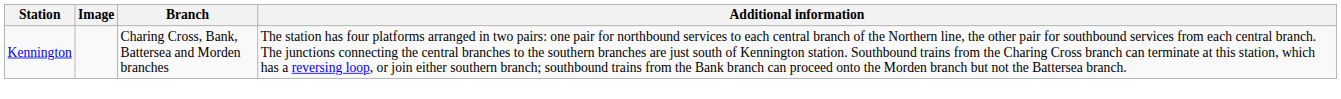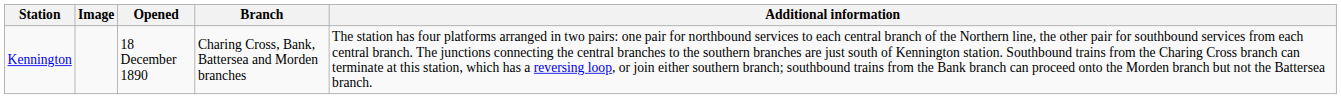+ column: (156, 15)
